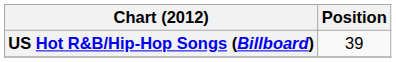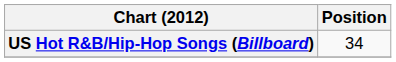(354, 43) 39 -> (354, 43) 34
